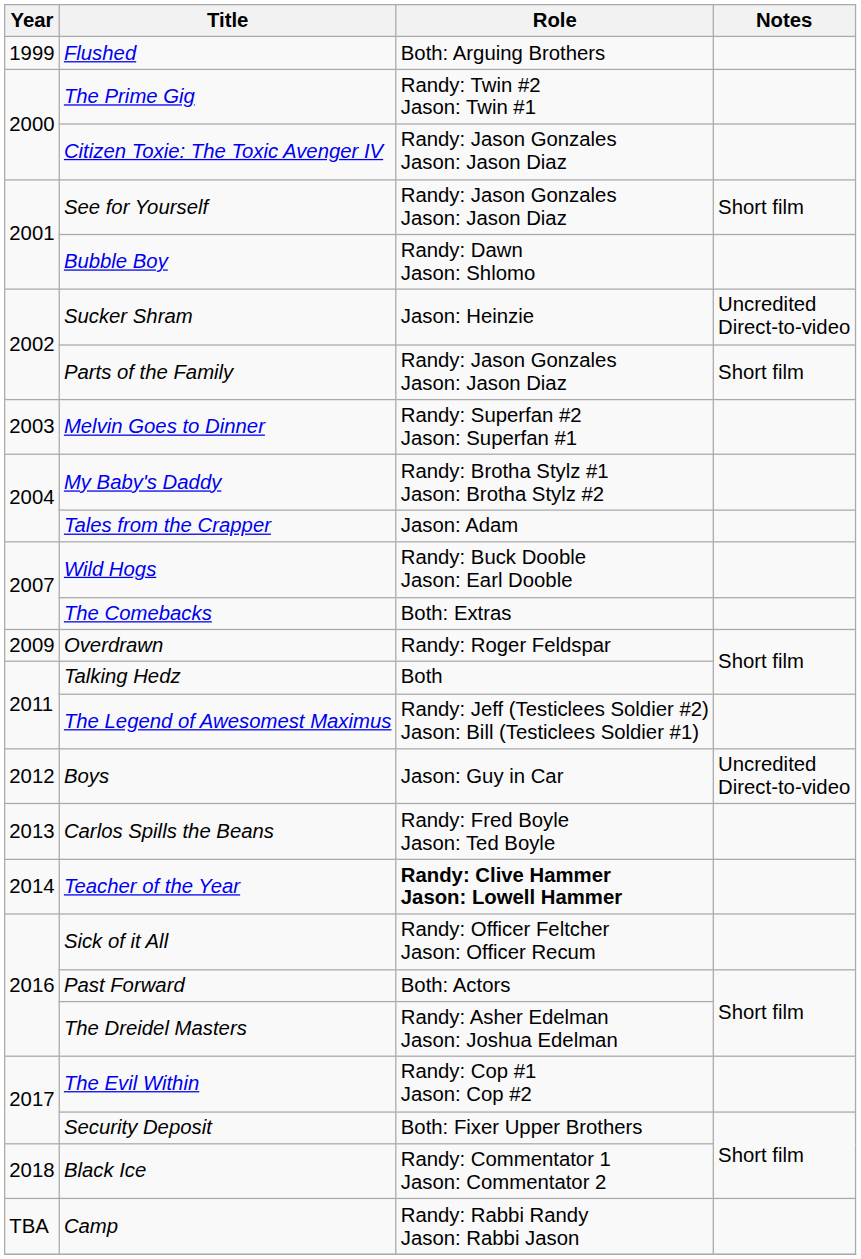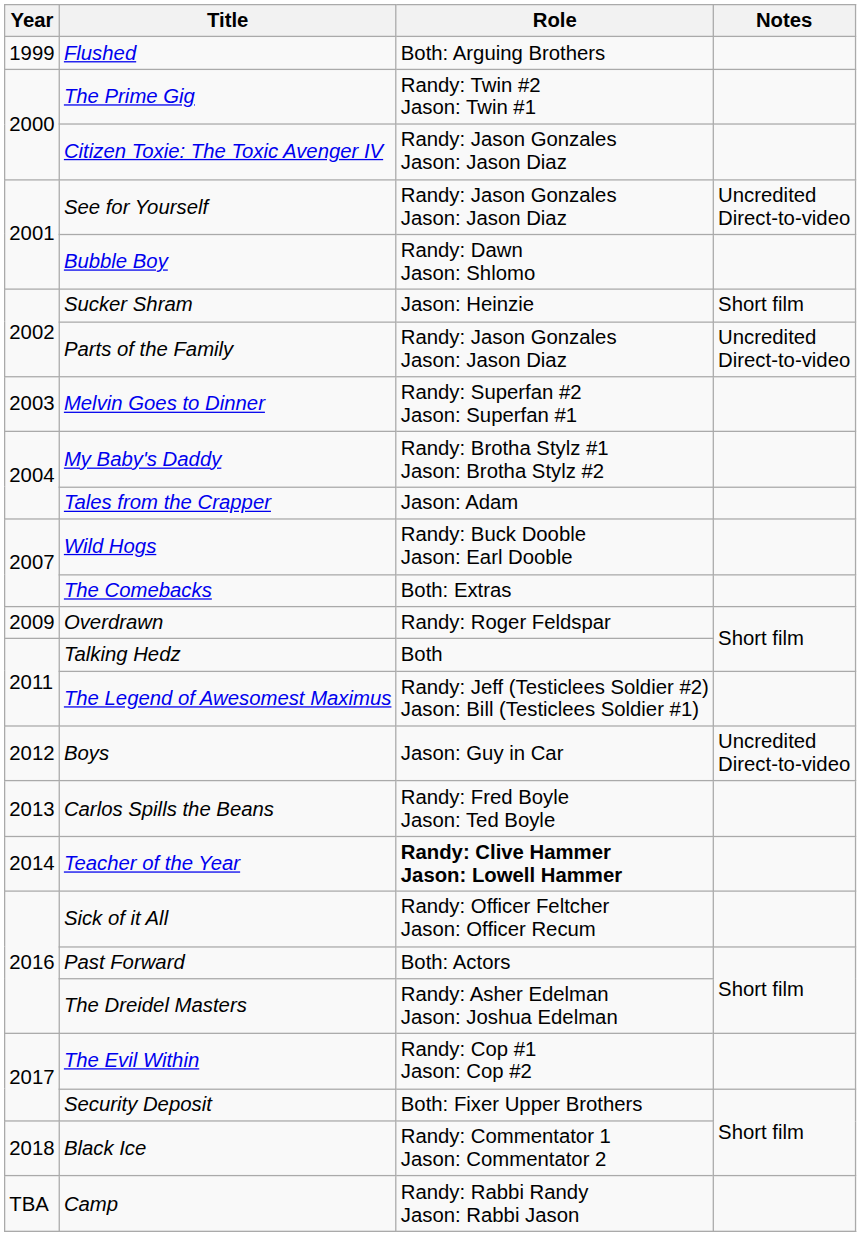(761, 206) Short film -> (784, 206) Uncredited Direct-to-video
(784, 316) Uncredited Direct-to-video -> (761, 305) Short film
(761, 371) Short film -> (784, 349) Uncredited Direct-to-video
